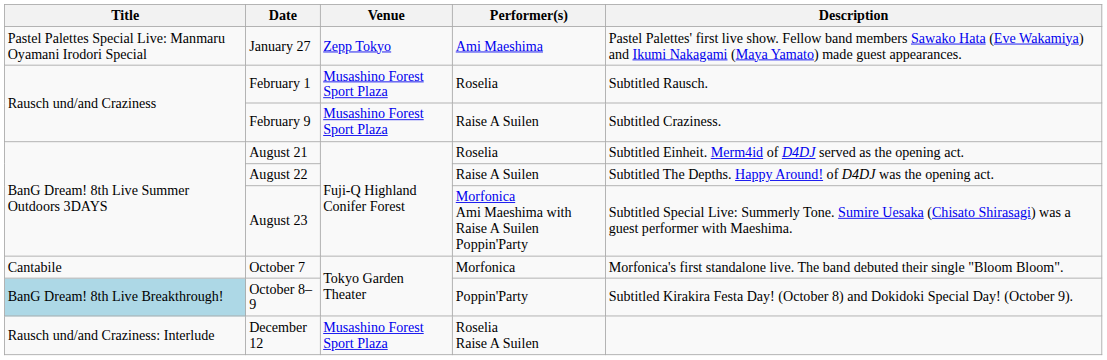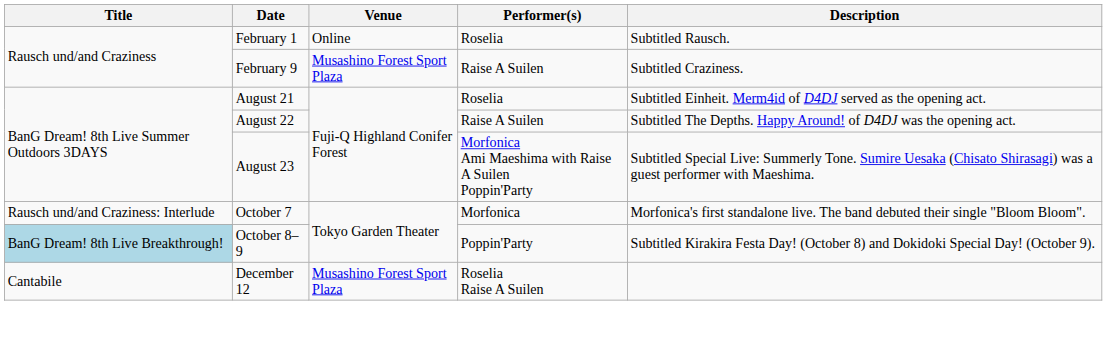- row: (280, 45)
(373, 84) Musashino Forest Sport Plaza -> (331, 37) Online
(35, 267) Cantabile -> (111, 213) Rausch und/and Craziness: Interlude
(111, 335) Rausch und/and Craziness: Interlude -> (35, 281) Cantabile
